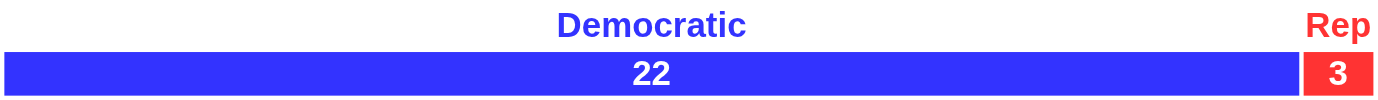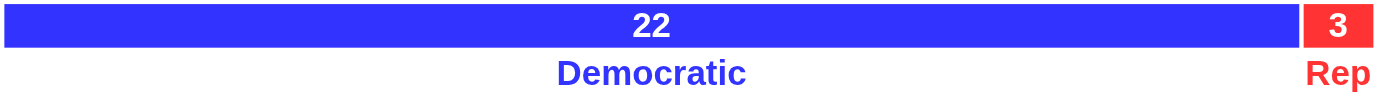rows swapped: (652, 73) <-> (652, 25)
